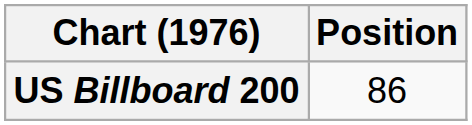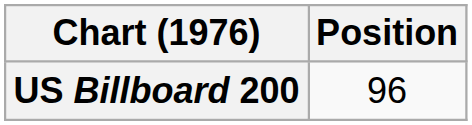(387, 90) 86 -> (387, 90) 96
